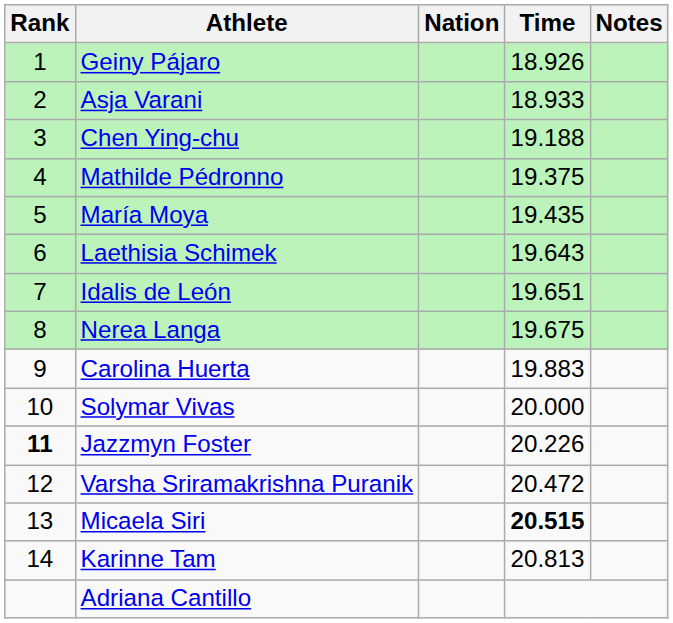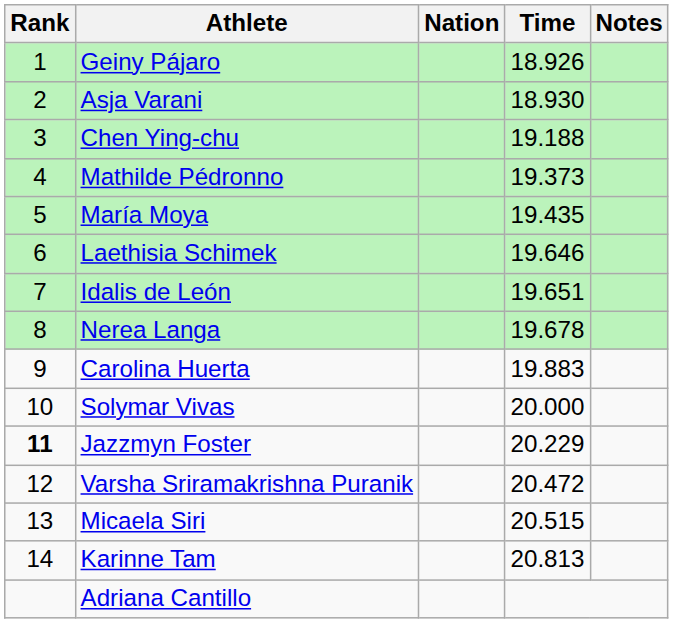(547, 100) 18.933 -> (547, 100) 18.930
(547, 176) 19.375 -> (547, 176) 19.373
(547, 253) 19.643 -> (547, 253) 19.646
(547, 330) 19.675 -> (547, 330) 19.678
(547, 445) 20.226 -> (547, 445) 20.229
(547, 521) bold -> (547, 521) normal
